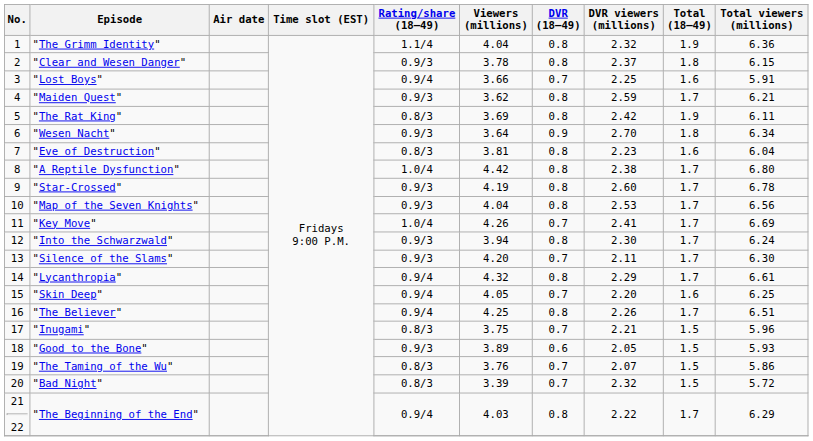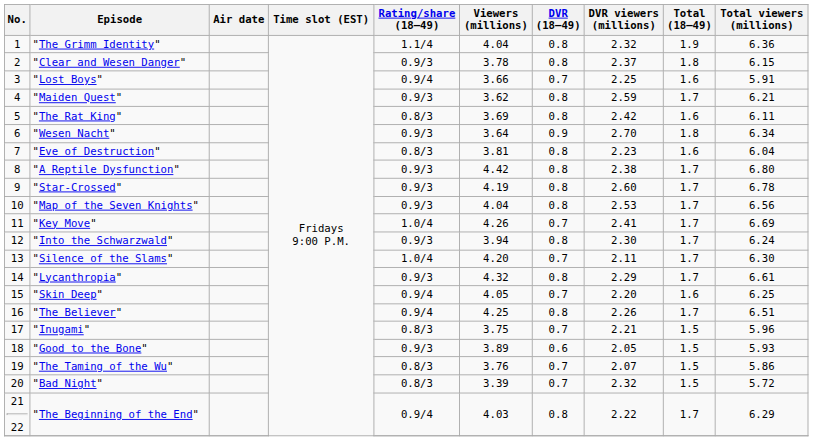(689, 115) 1.9 -> (689, 115) 1.6
(417, 169) 1.0/4 -> (417, 169) 0.9/3
(417, 258) 0.9/3 -> (417, 258) 1.0/4
(417, 276) 0.9/4 -> (417, 276) 0.9/3
